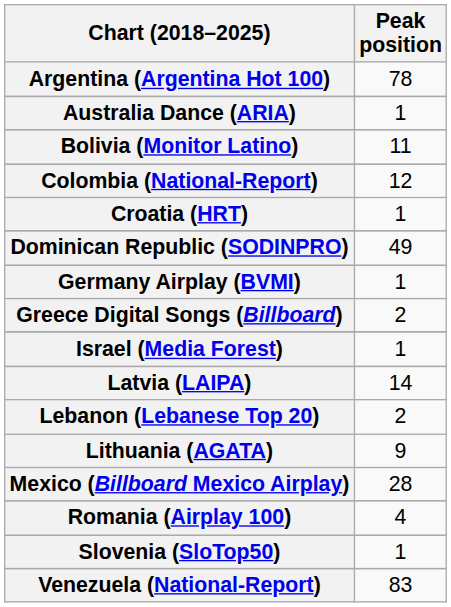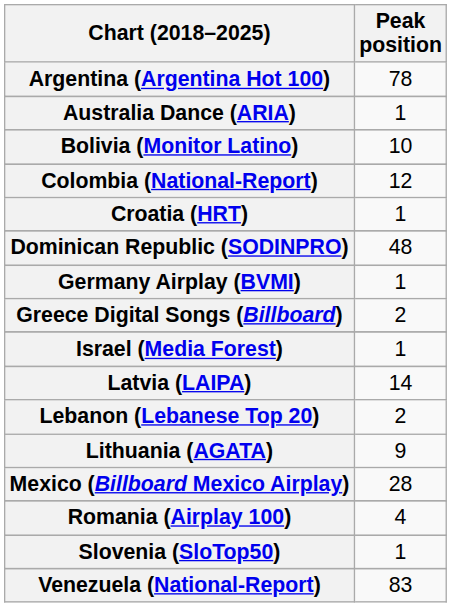(401, 146) 11 -> (401, 146) 10
(401, 247) 49 -> (401, 247) 48
